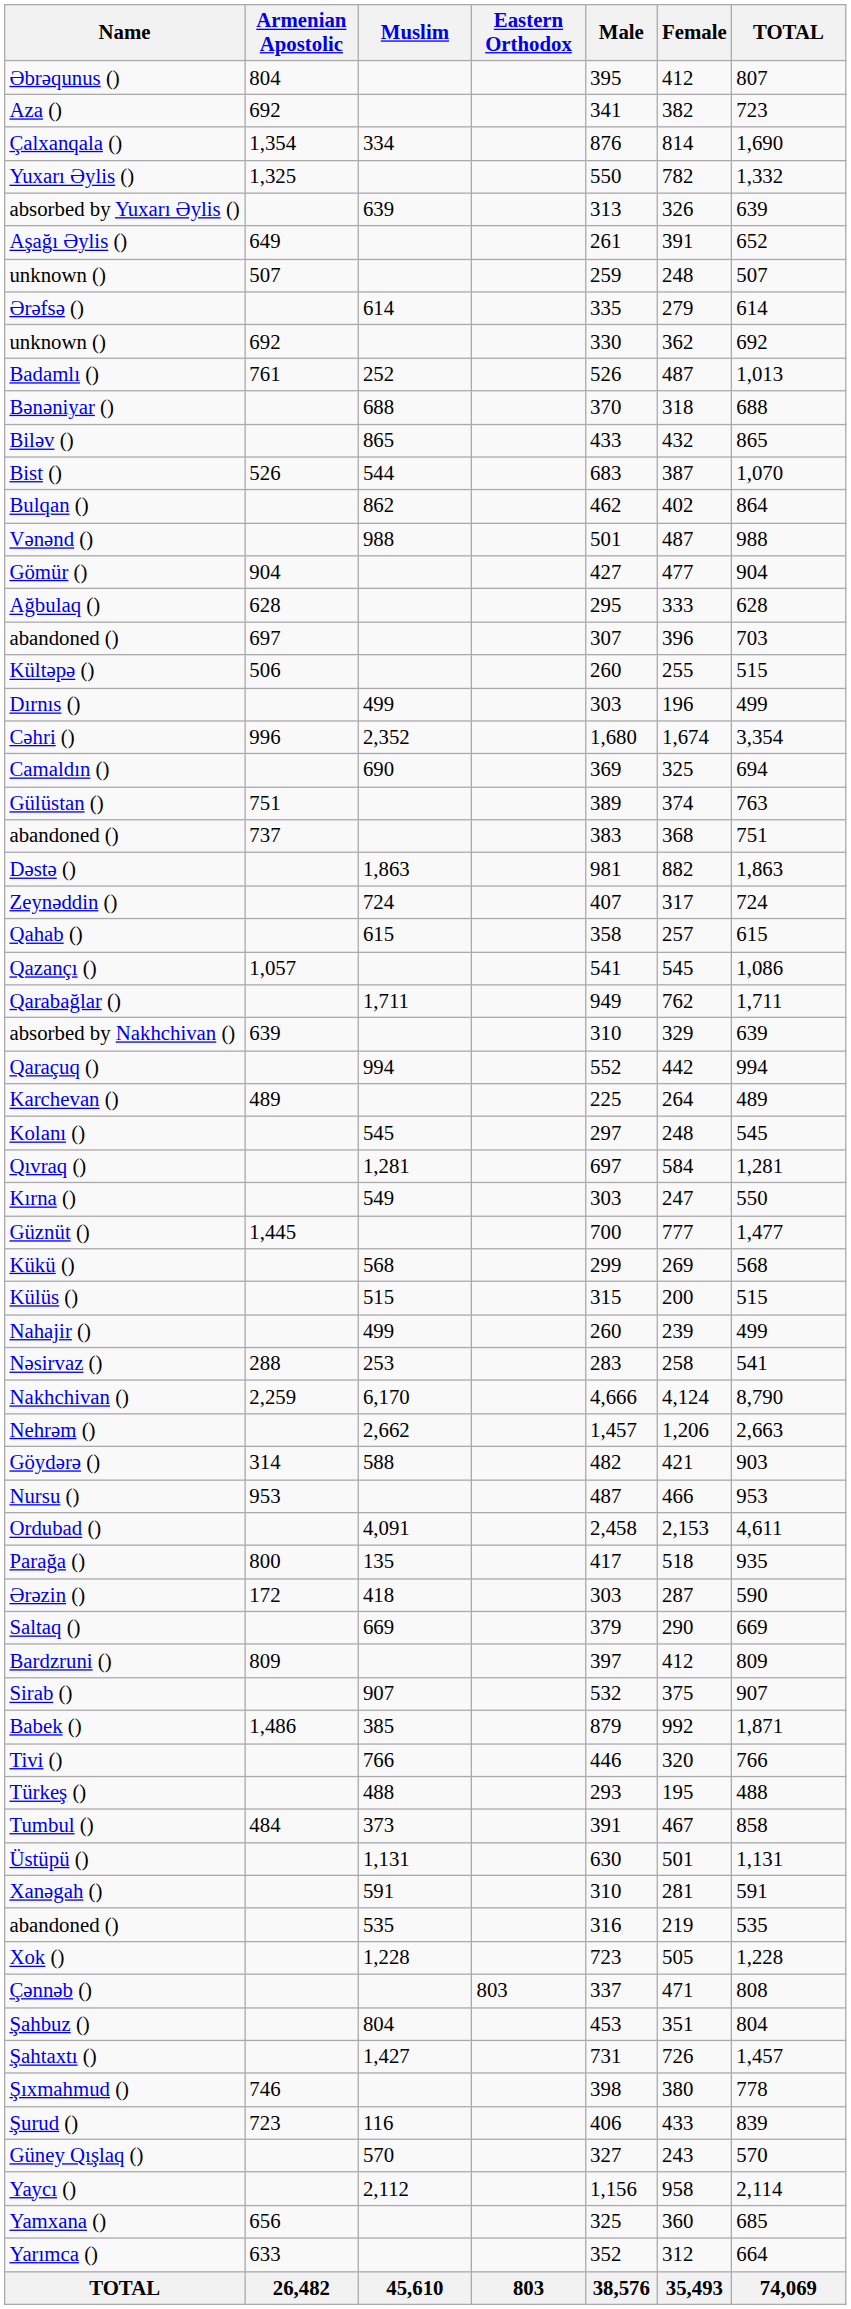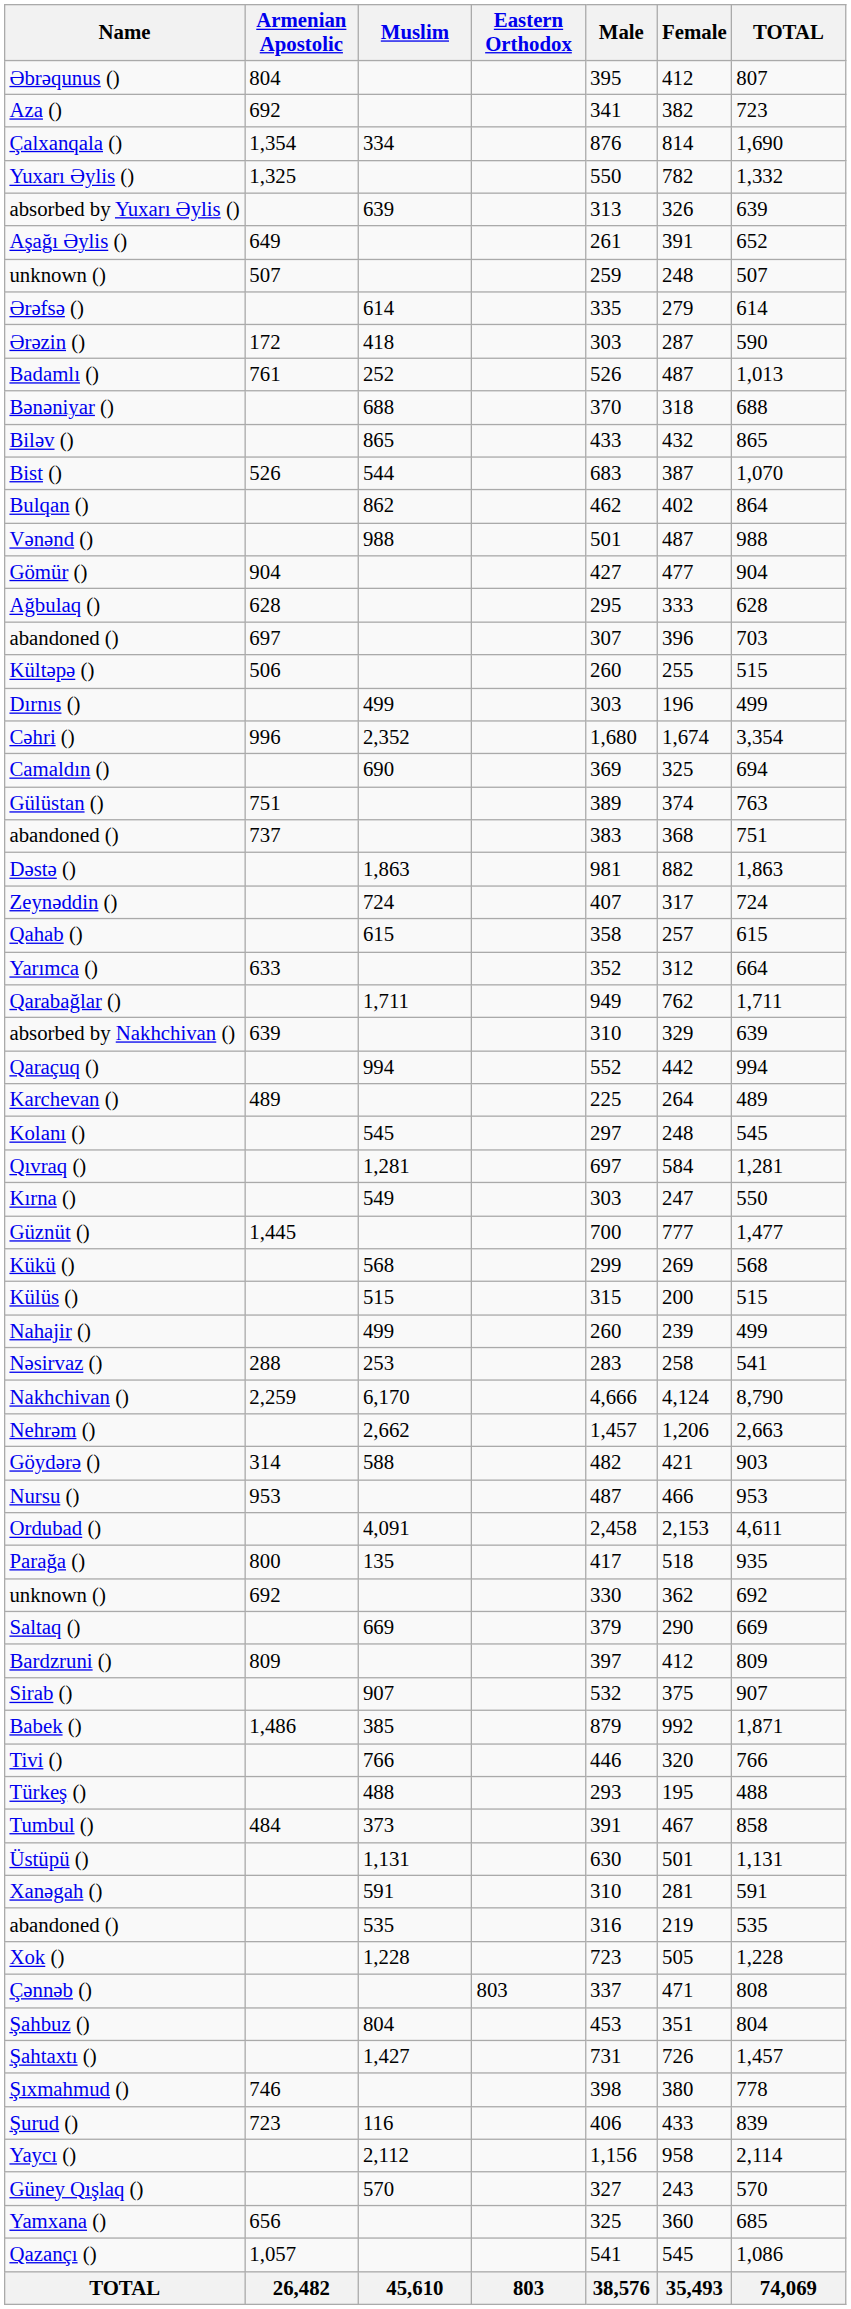rows swapped: (47, 1594) <-> (58, 341)
rows swapped: (53, 968) <-> (54, 2254)
rows swapped: (76, 2155) <-> (43, 2188)
